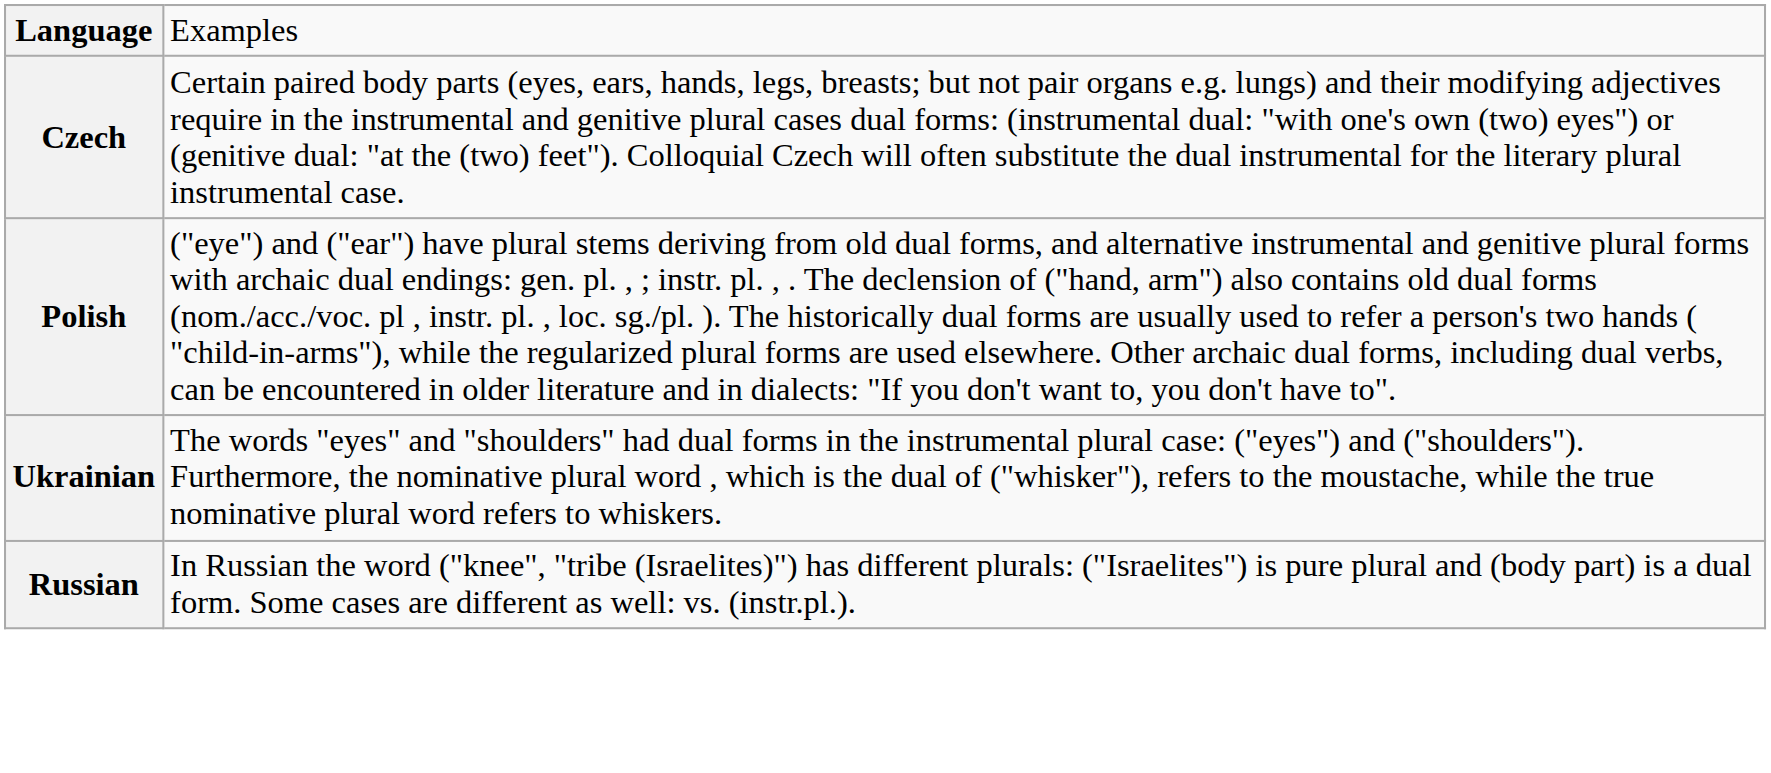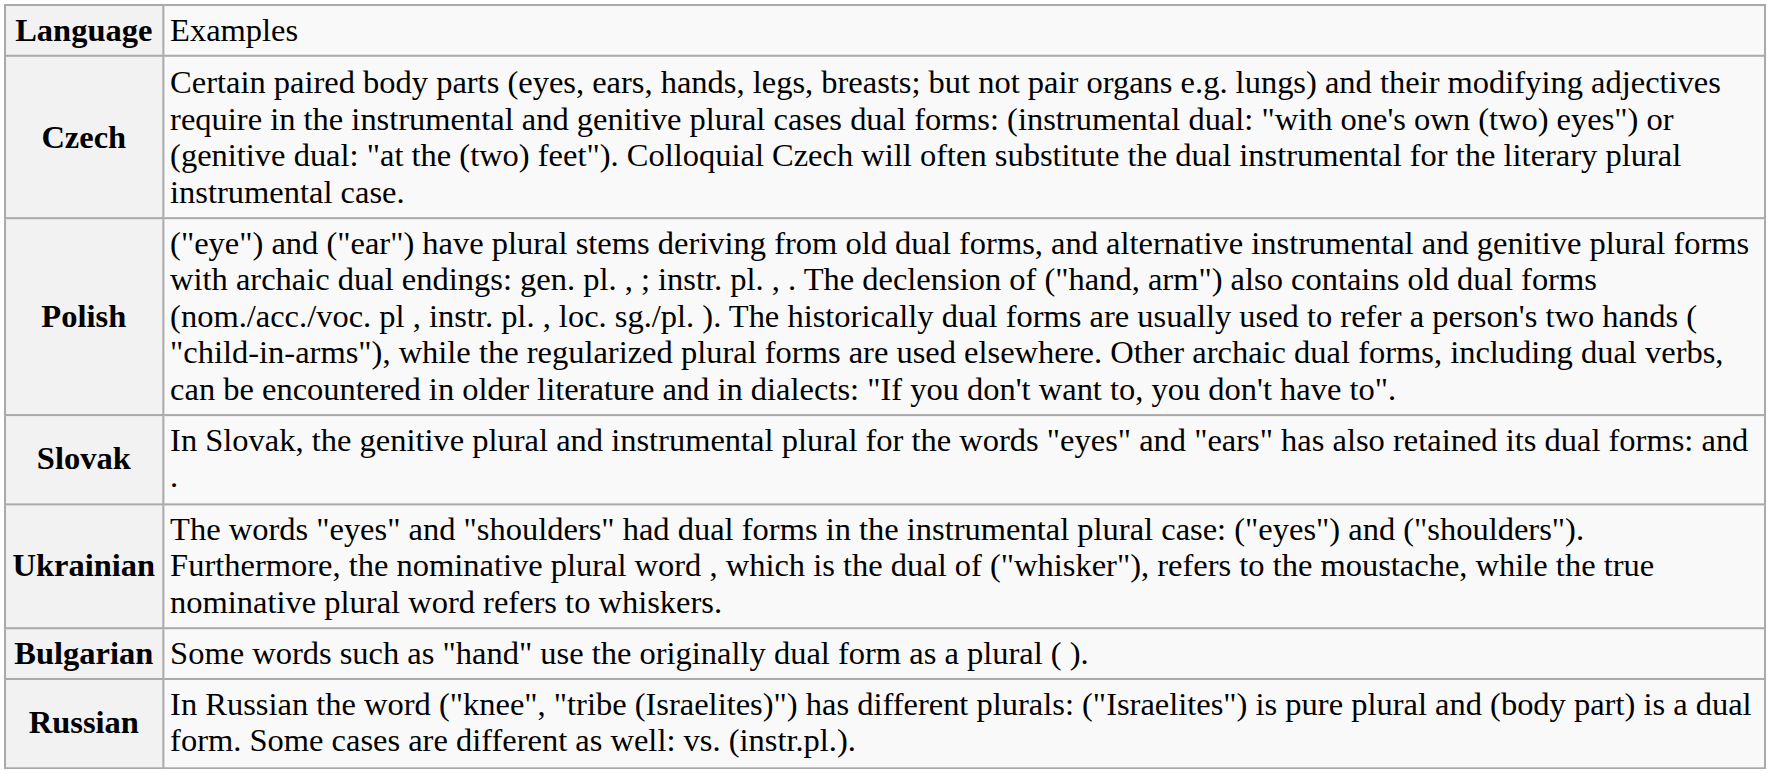+ row: (84, 458)
+ row: (84, 653)
